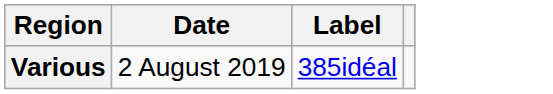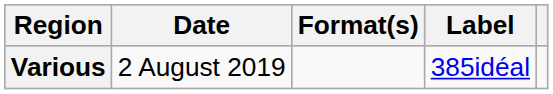+ column: (358, 25)
